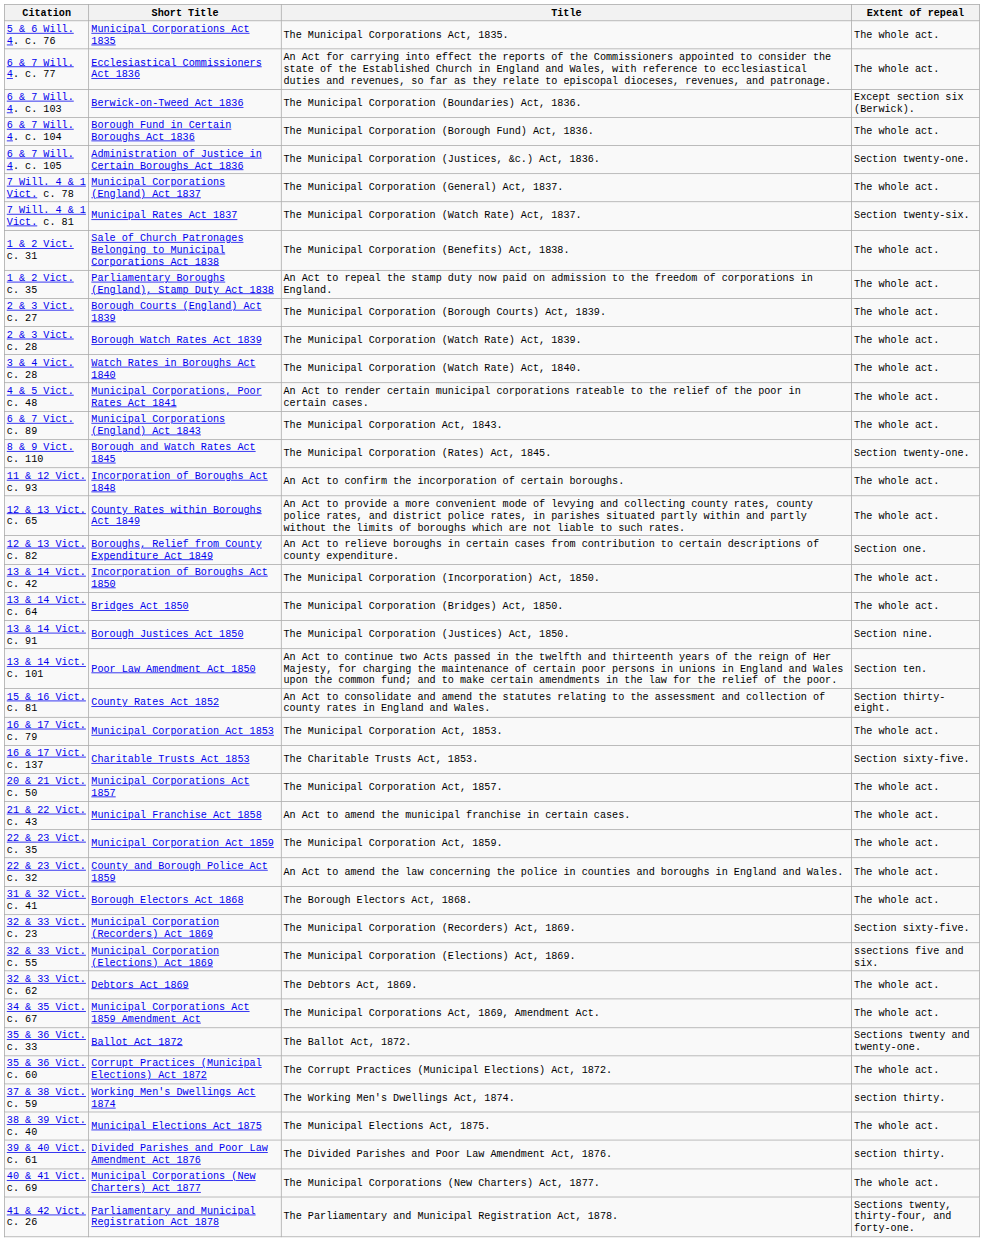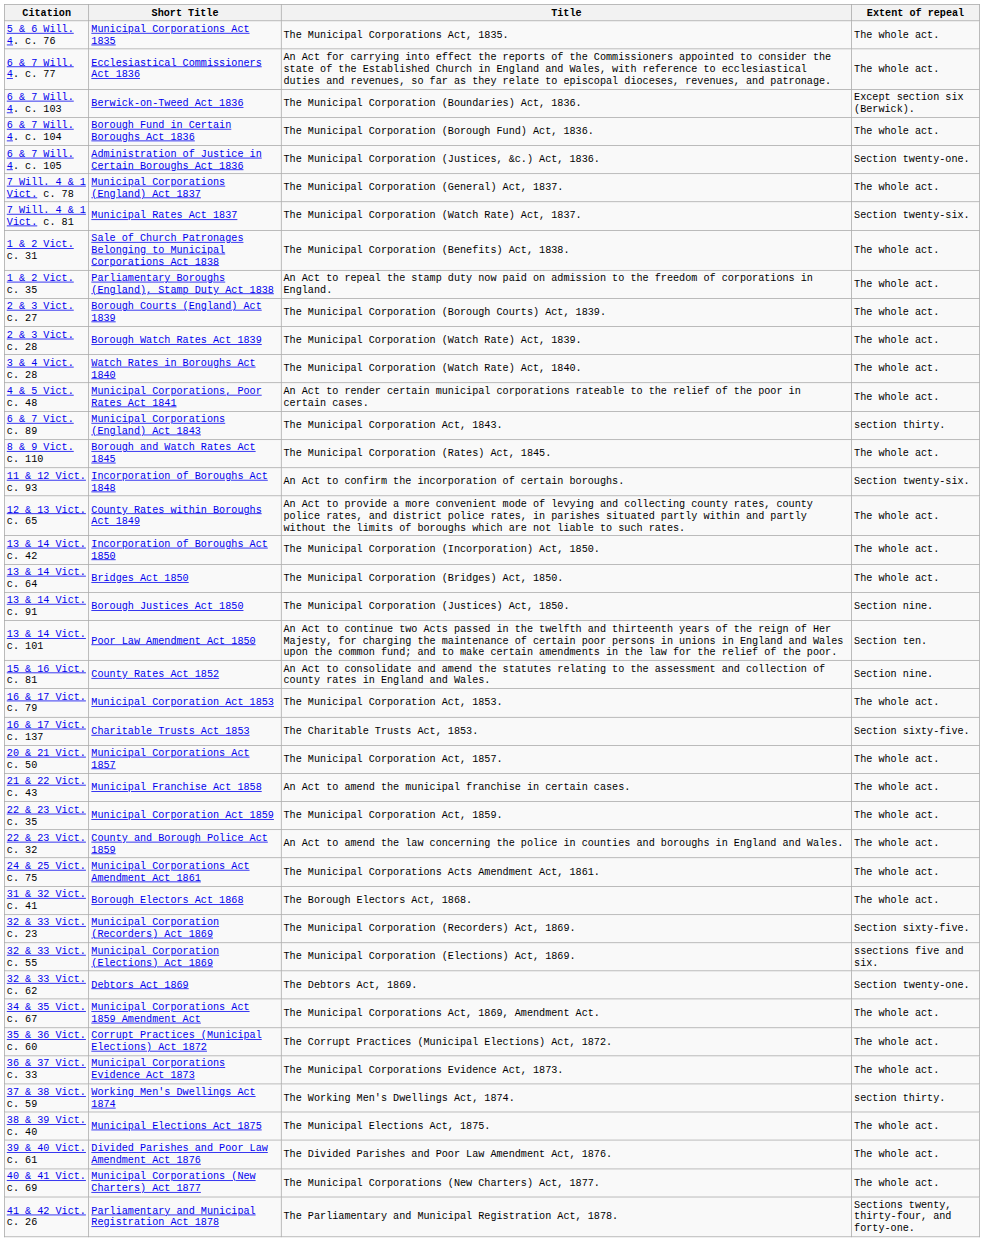(897, 425) The whole act. -> (900, 425) section thirty.
(912, 454) Section twenty-one. -> (897, 454) The whole act.
(897, 482) The whole act. -> (912, 482) Section twenty-six.
- row: (46, 550)
(900, 703) Section thirty-eight. -> (894, 675) Section nine.
+ row: (46, 872)
(897, 985) The whole act. -> (912, 985) Section twenty-one.
- row: (46, 1042)
+ row: (46, 1070)
(900, 1154) section thirty. -> (897, 1154) The whole act.
